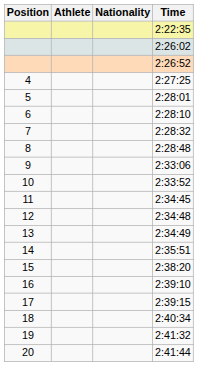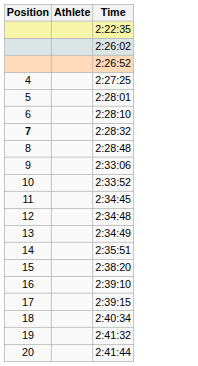- column: (123, 13)
(28, 132) normal -> (28, 132) bold
